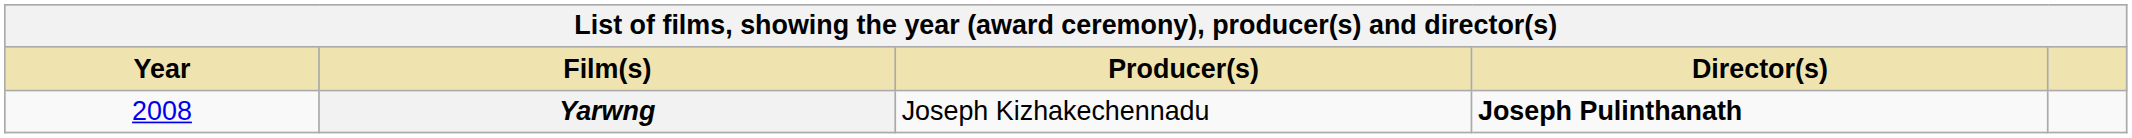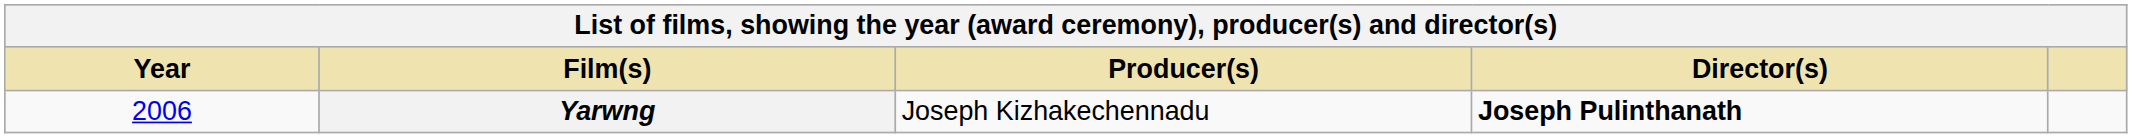(162, 111) 2008 -> (162, 111) 2006
